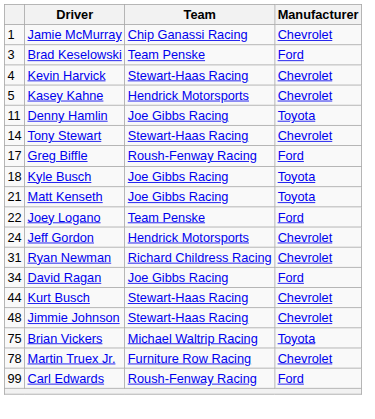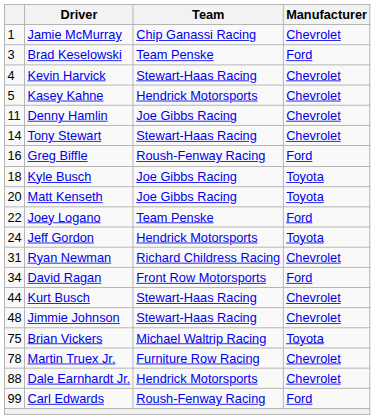(296, 116) Toyota -> (313, 116) Chevrolet
(14, 156) 17 -> (14, 156) 16
(14, 197) 21 -> (14, 197) 20
(305, 237) Chevrolet -> (305, 237) Toyota
(178, 277) Joe Gibbs Racing -> (201, 277) Front Row Motorsports
+ row: (79, 379)
